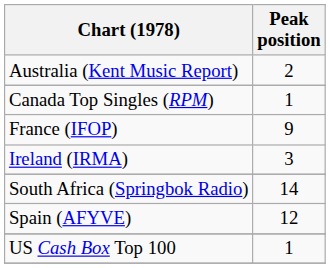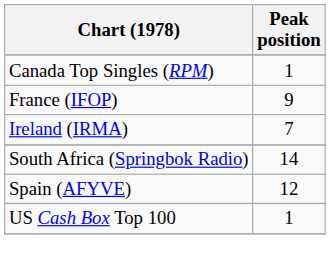- row: (124, 70)
(289, 159) 3 -> (289, 129) 7
